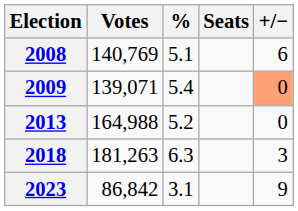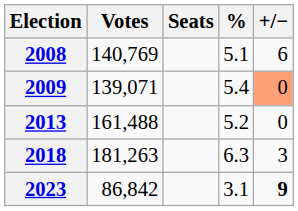columns swapped: (181, 20) <-> (226, 20)
(125, 121) 164,988 -> (125, 121) 161,488
(283, 188) normal -> (283, 188) bold
